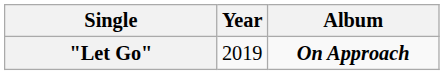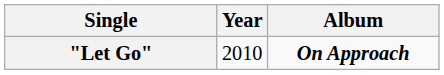(242, 52) 2019 -> (242, 52) 2010
